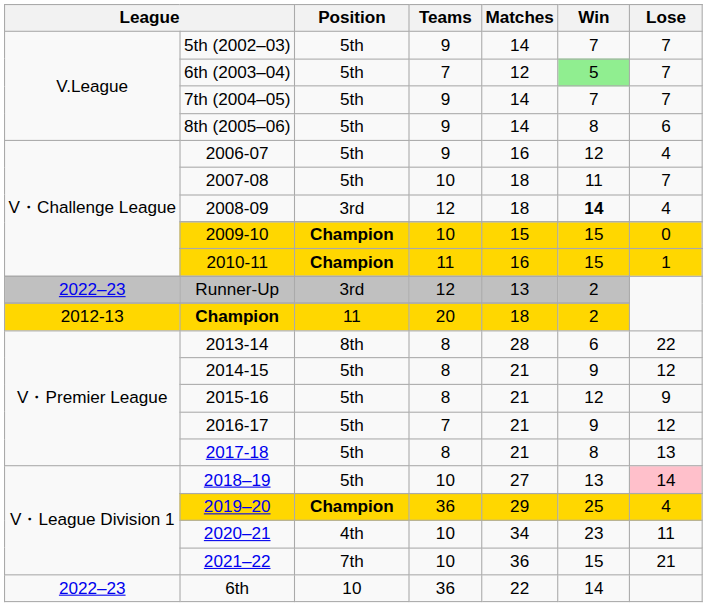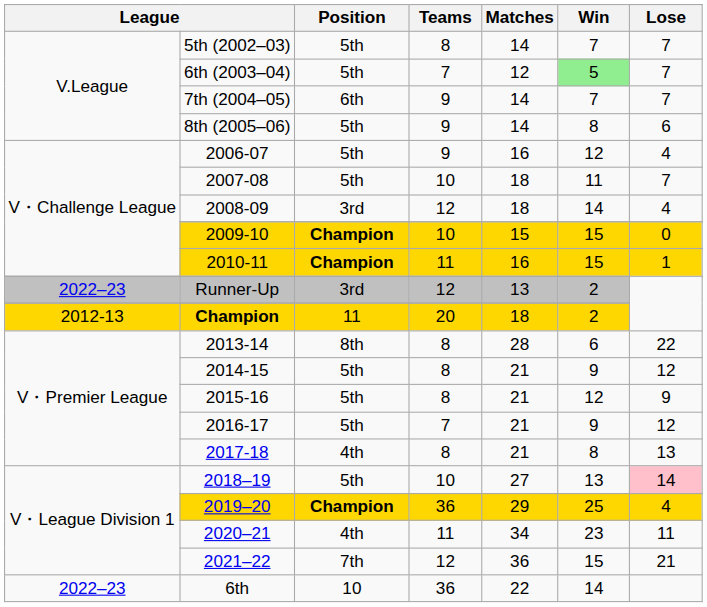(445, 45) 9 -> (445, 45) 8
(352, 99) 5th -> (352, 99) 6th
(594, 208) bold -> (594, 208) normal
(352, 452) 5th -> (352, 452) 4th
(445, 533) 10 -> (445, 533) 11
(445, 561) 10 -> (445, 561) 12
